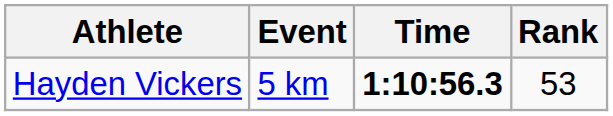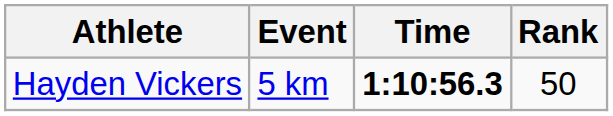(558, 83) 53 -> (558, 83) 50
